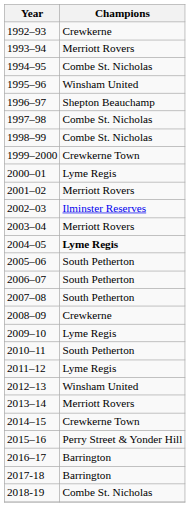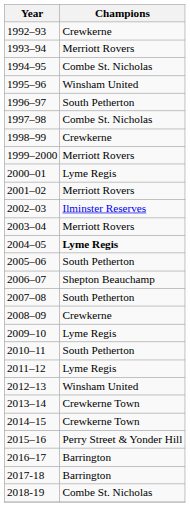(109, 102) Shepton Beauchamp -> (98, 102) South Petherton
(107, 137) Combe St. Nicholas -> (87, 137) Crewkerne
(101, 155) Crewkerne Town -> (98, 155) Merriott Rovers
(98, 279) South Petherton -> (109, 279) Shepton Beauchamp
(98, 404) Merriott Rovers -> (101, 404) Crewkerne Town
